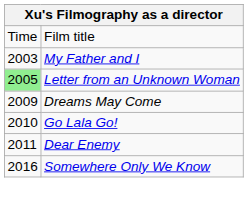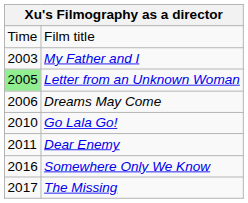(23, 101) 2009 -> (23, 101) 2006
+ row: (81, 187)
